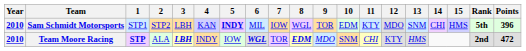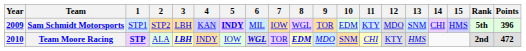(15, 25) 2010 -> (15, 25) 2009
